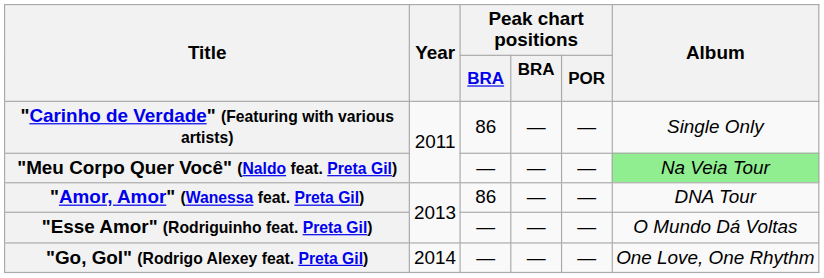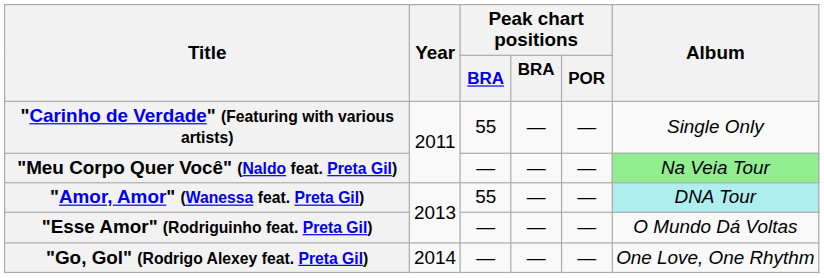(486, 126) 86 -> (486, 126) 55
(486, 197) 86 -> (486, 197) 55
(715, 197) no background -> (715, 197) paleturquoise background
